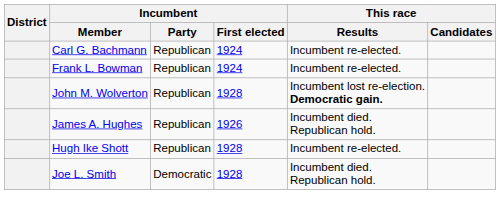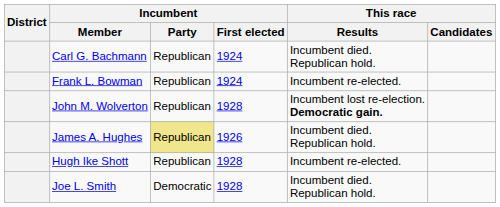(346, 50) Incumbent re-elected. -> (333, 56) Incumbent died. Republican hold.
(182, 124) no background -> (182, 137) khaki background
